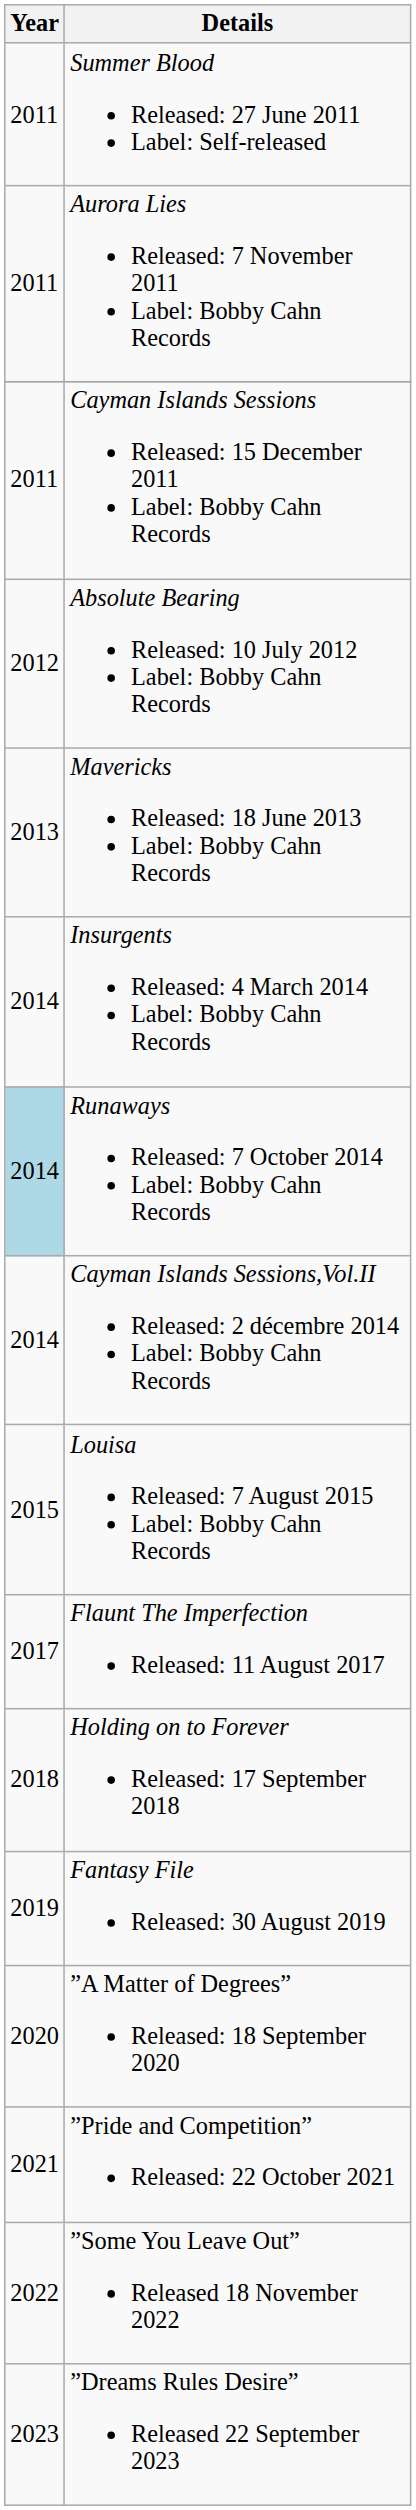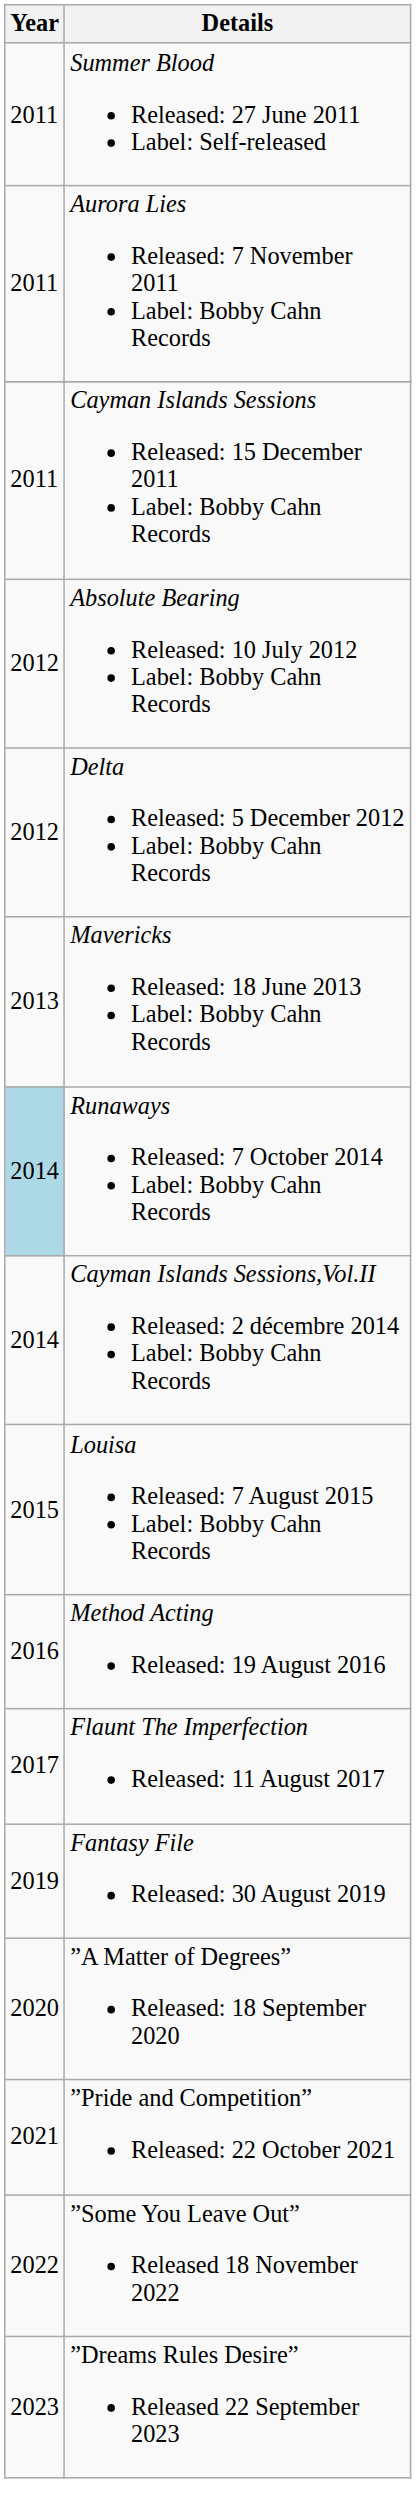+ row: (237, 820)
- row: (237, 990)
+ row: (237, 1639)
- row: (237, 1768)
